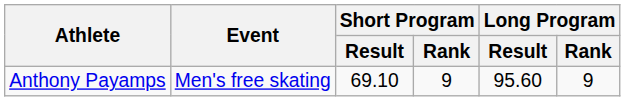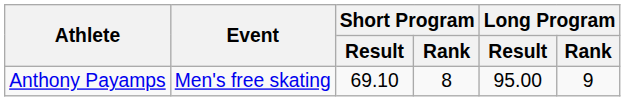(447, 81) 9 -> (447, 81) 8
(518, 81) 95.60 -> (518, 81) 95.00
